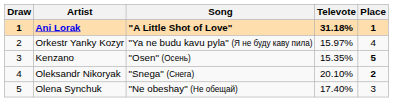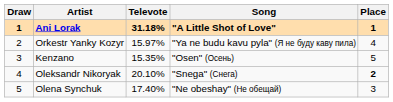columns swapped: (221, 12) <-> (336, 12)
(373, 58) bold -> (373, 58) normal
